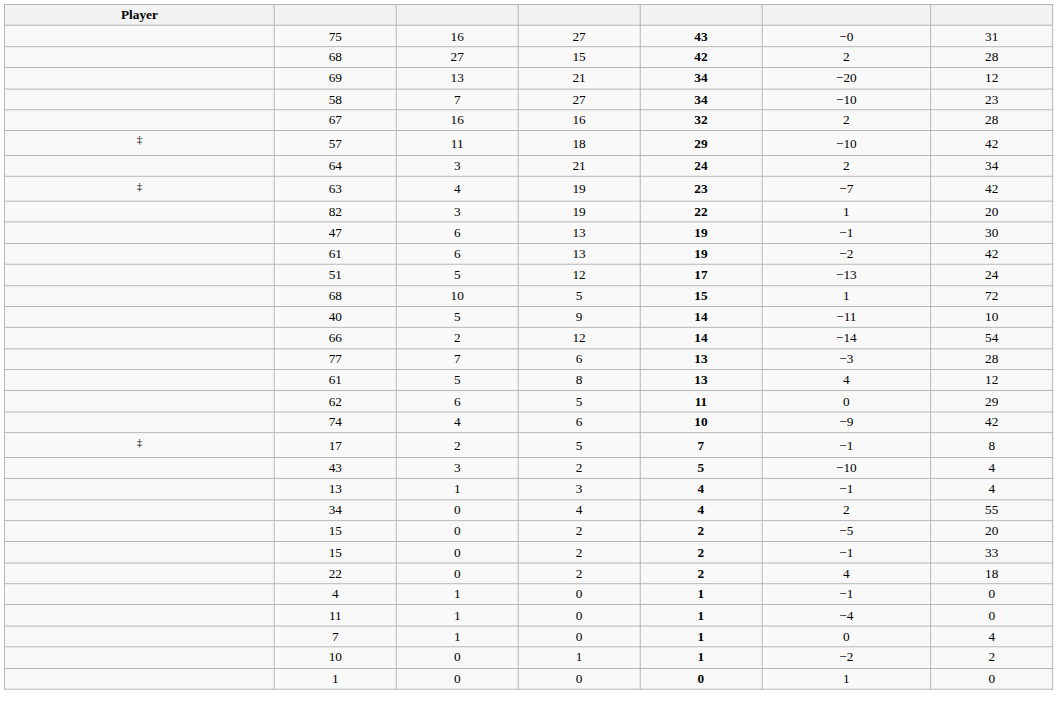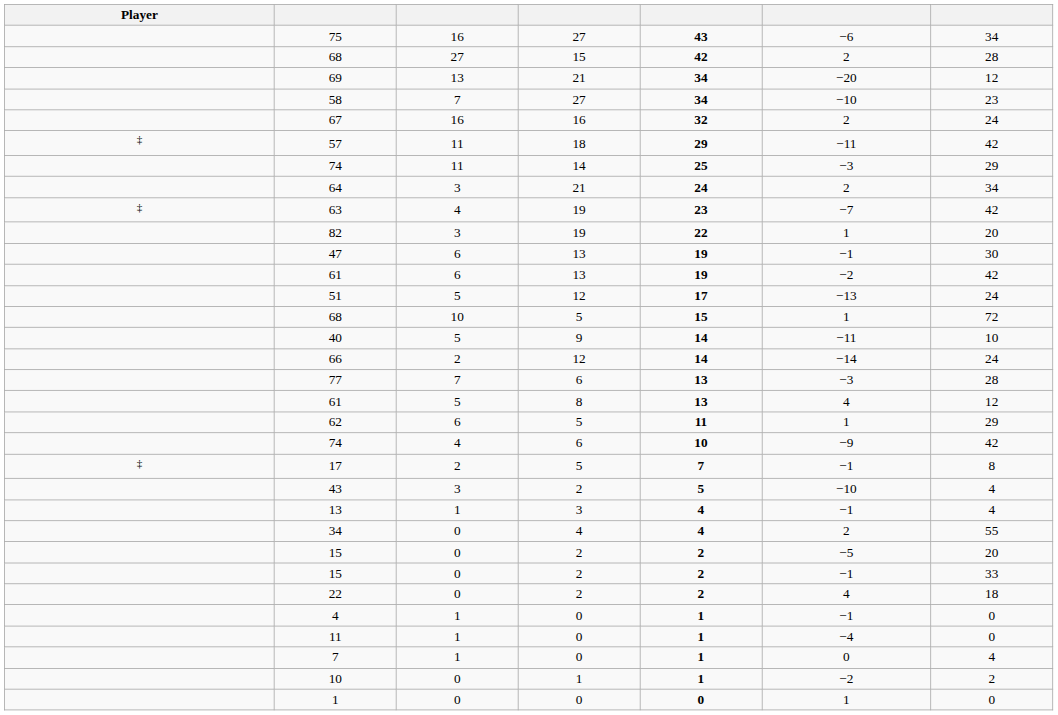(846, 36) −0 -> (846, 36) −6
(992, 36) 31 -> (992, 36) 34
(992, 120) 28 -> (992, 120) 24
(846, 143) −10 -> (846, 143) −11
+ row: (335, 166)
(992, 338) 54 -> (992, 359) 24
(846, 401) 0 -> (846, 422) 1
